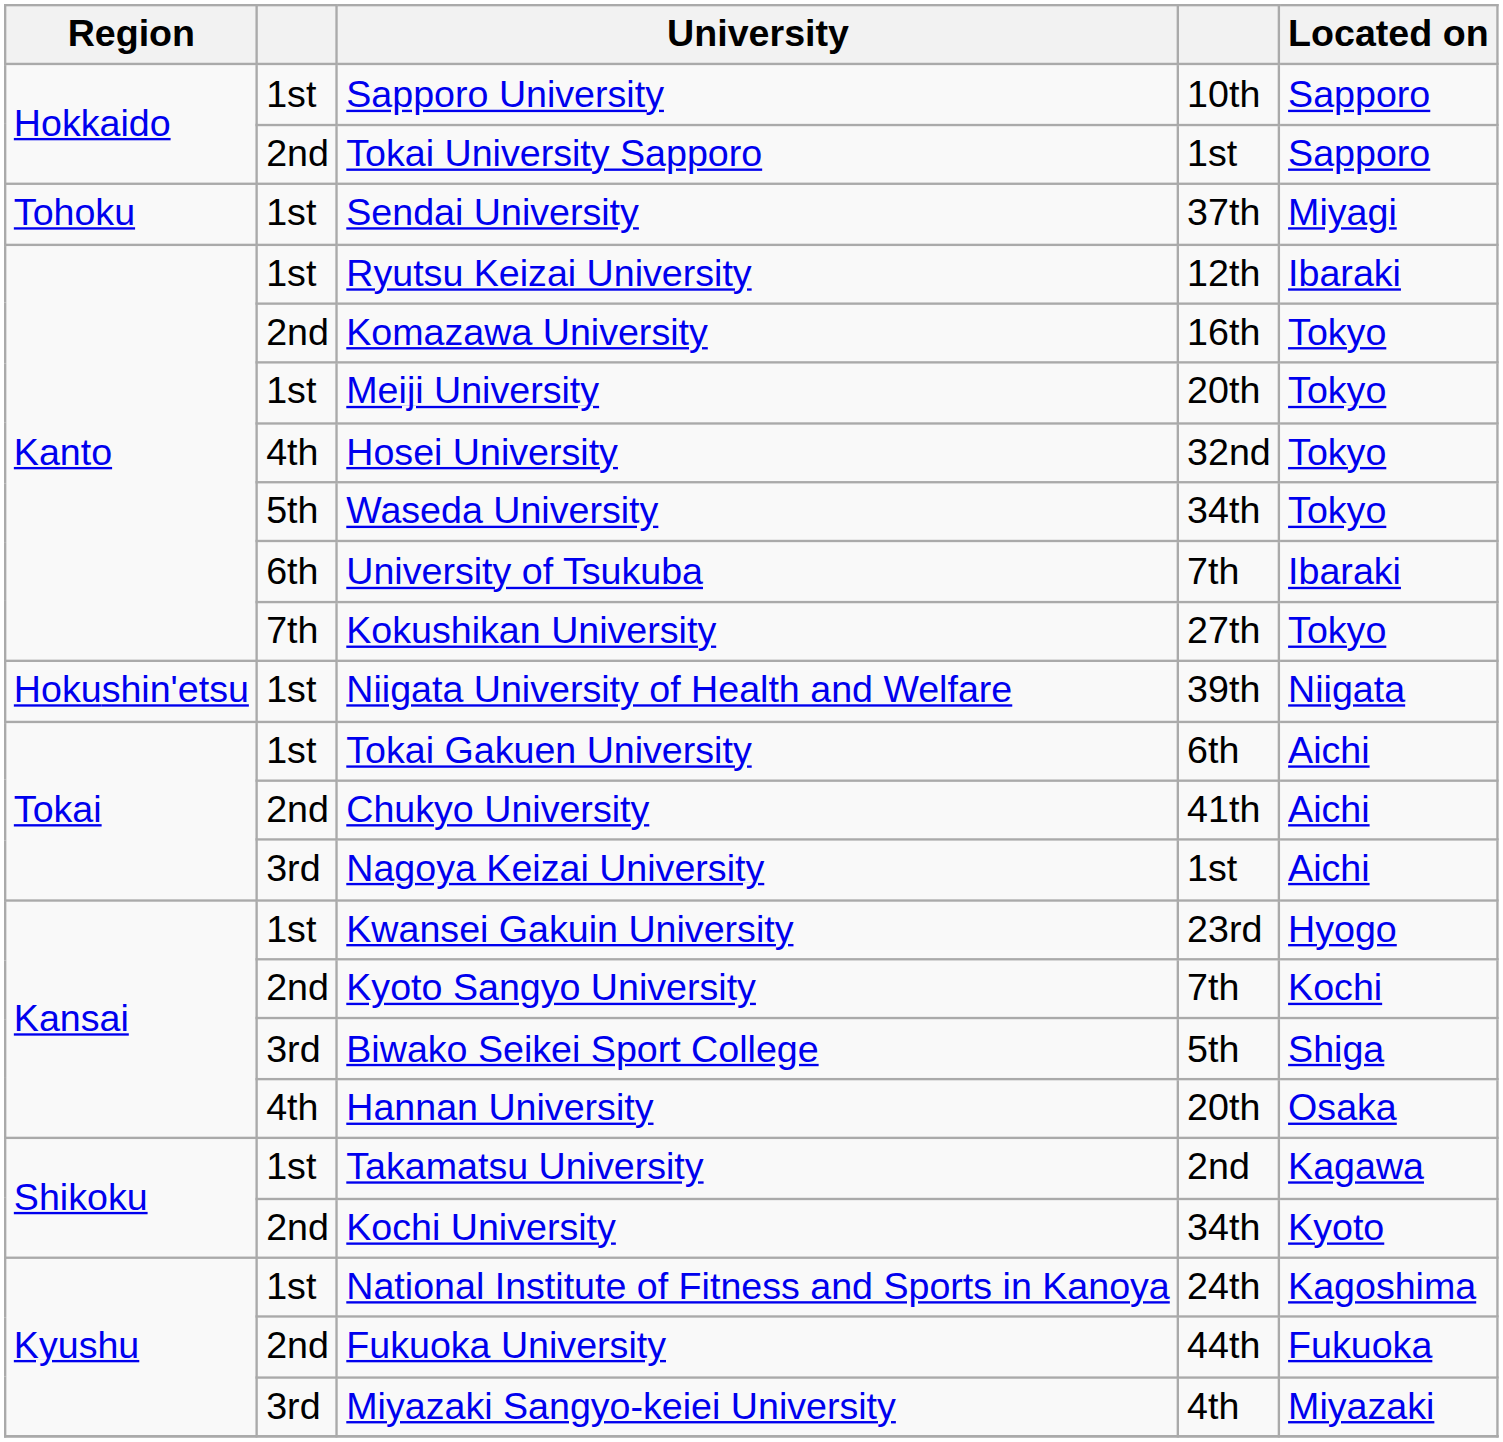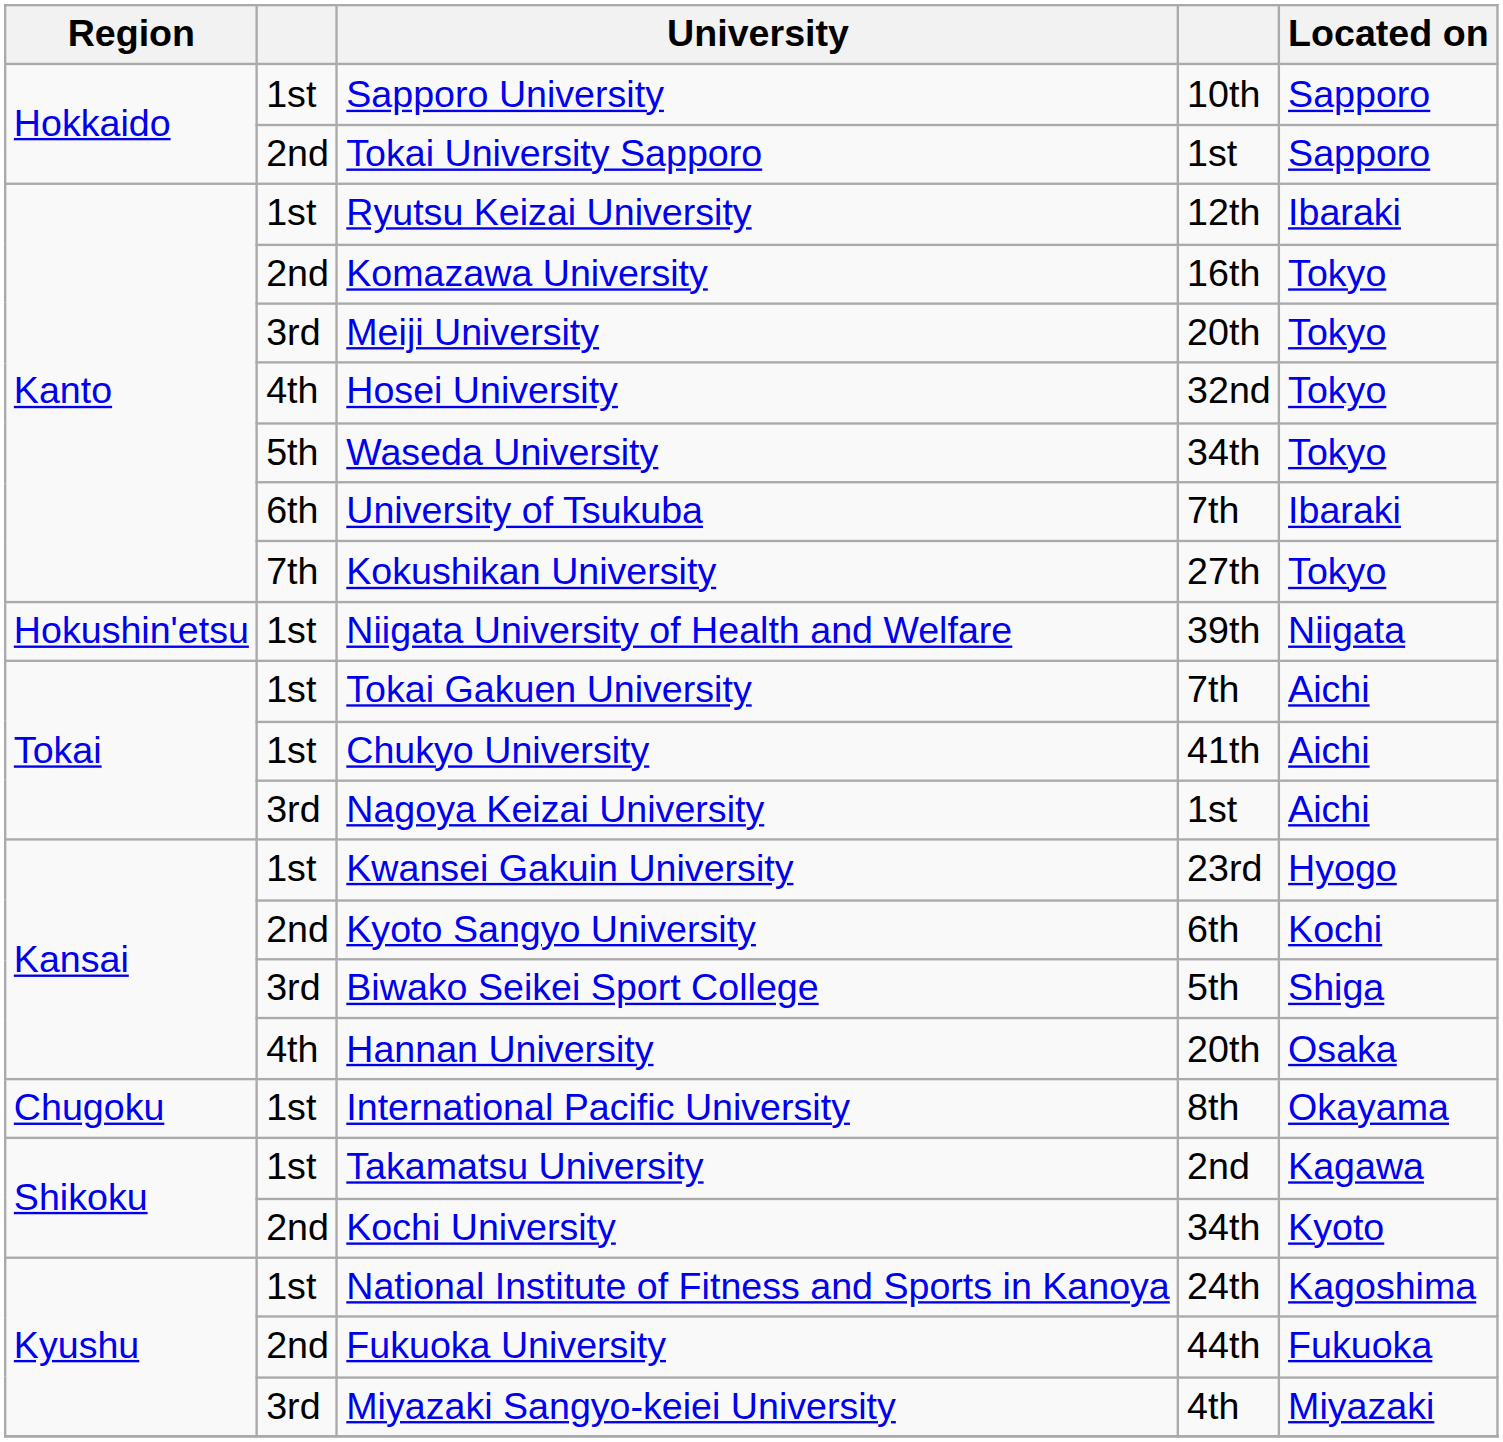- row: (493, 213)
(291, 392) 1st -> (293, 332) 3rd
(1213, 749) 6th -> (1213, 690) 7th
(298, 809) 2nd -> (291, 749) 1st
(1213, 988) 7th -> (1213, 928) 6th
+ row: (598, 1107)
